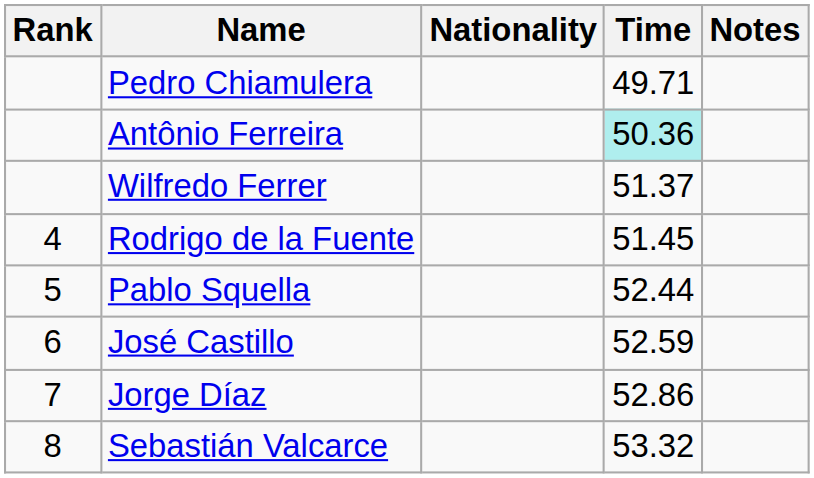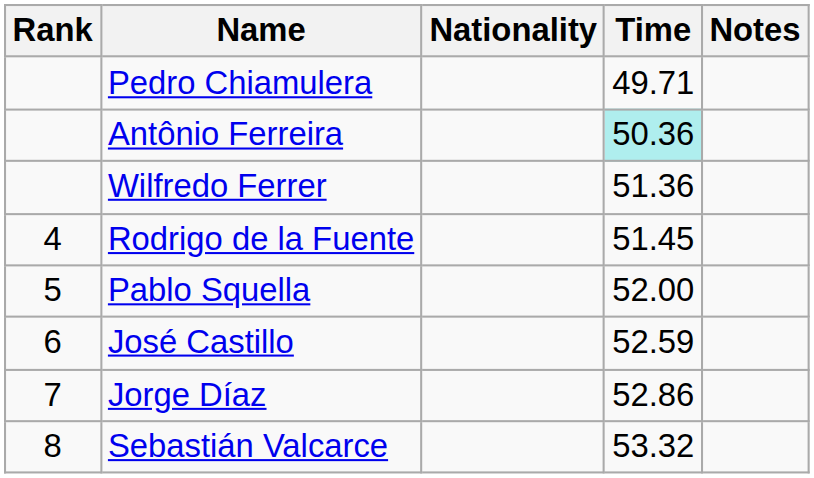(653, 186) 51.37 -> (653, 186) 51.36
(653, 290) 52.44 -> (653, 290) 52.00
